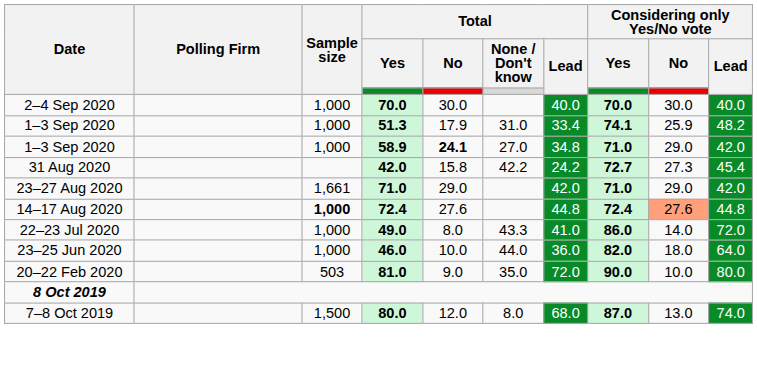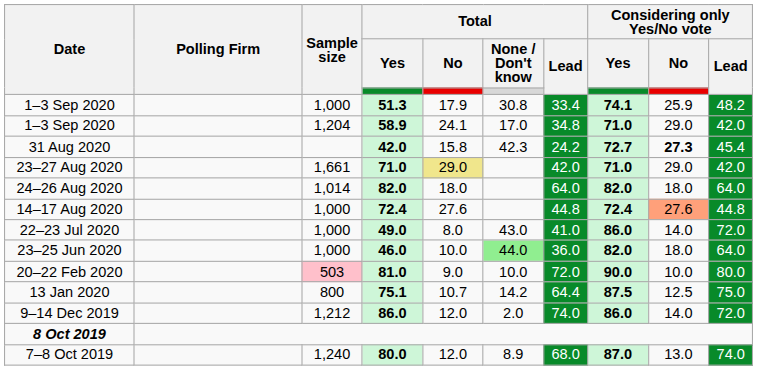- row: (69, 105)
(513, 126) 31.0 -> (513, 105) 30.8
(332, 146) 1,000 -> (332, 126) 1,204
(453, 146) bold -> (453, 126) normal
(513, 146) 27.0 -> (513, 126) 17.0
(513, 167) 42.2 -> (513, 146) 42.3
(678, 167) normal -> (678, 146) bold
(453, 188) no background -> (453, 167) khaki background
+ row: (69, 188)
(332, 209) bold -> (332, 209) normal
(513, 230) 43.3 -> (513, 230) 43.0
(513, 250) no background -> (513, 250) lightgreen background
(332, 271) no background -> (332, 271) pink background
(513, 271) 35.0 -> (513, 271) 10.0
+ row: (70, 292)
+ row: (70, 313)
(332, 313) 1,500 -> (332, 354) 1,240
(513, 313) 8.0 -> (513, 354) 8.9
